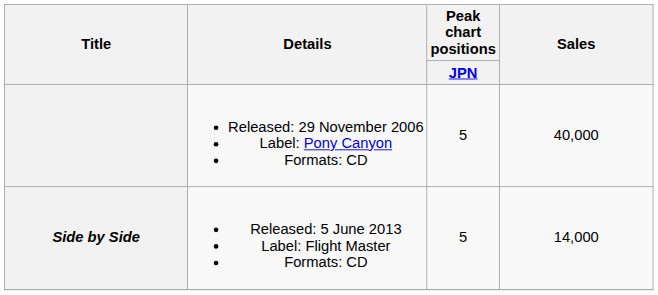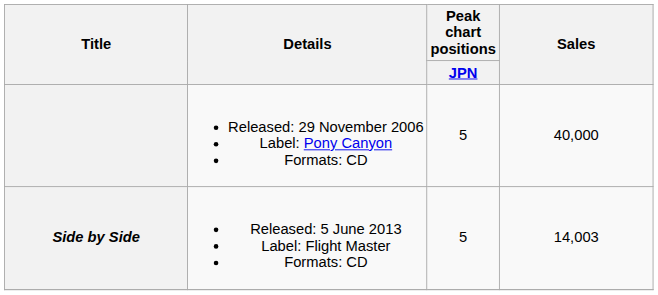(576, 238) 14,000 -> (576, 238) 14,003
